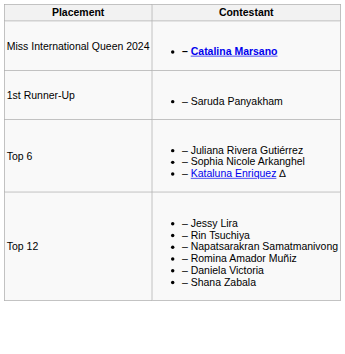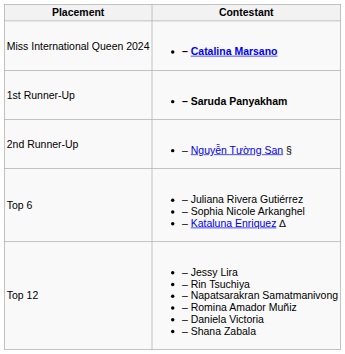(246, 101) normal -> (246, 101) bold
+ row: (43, 144)
